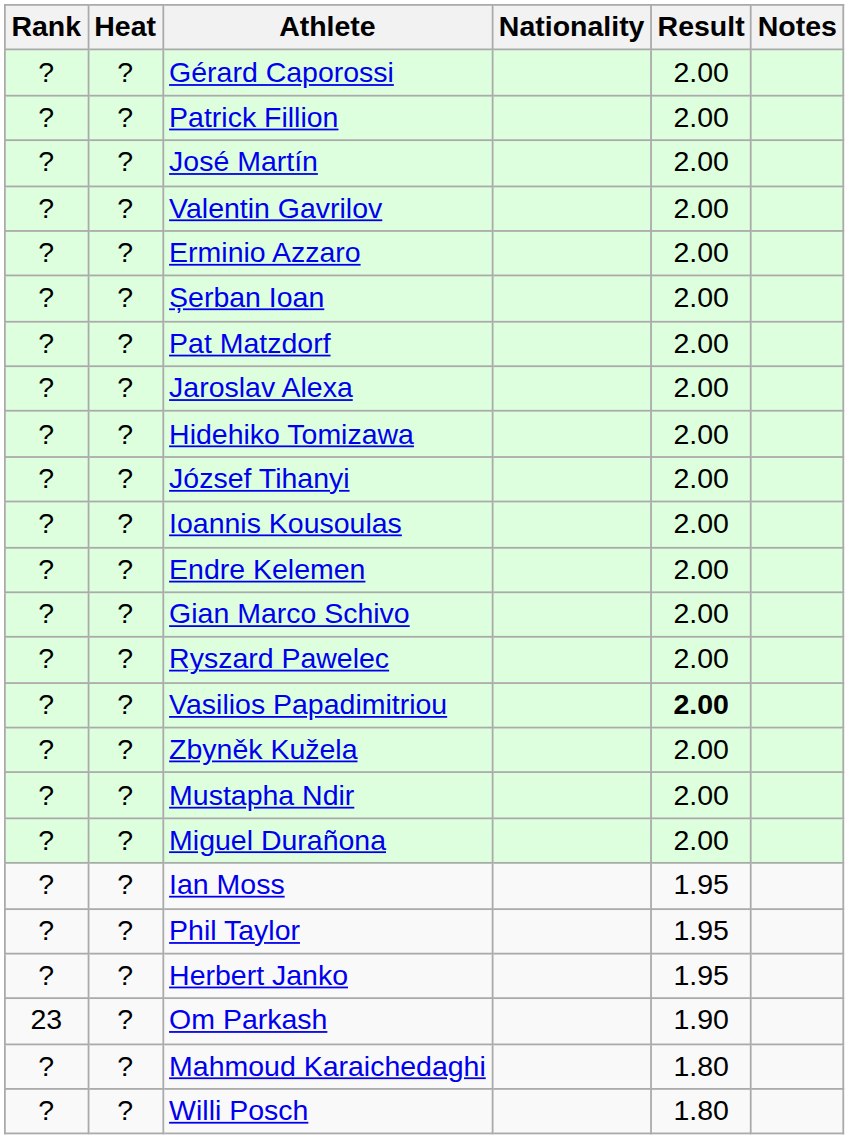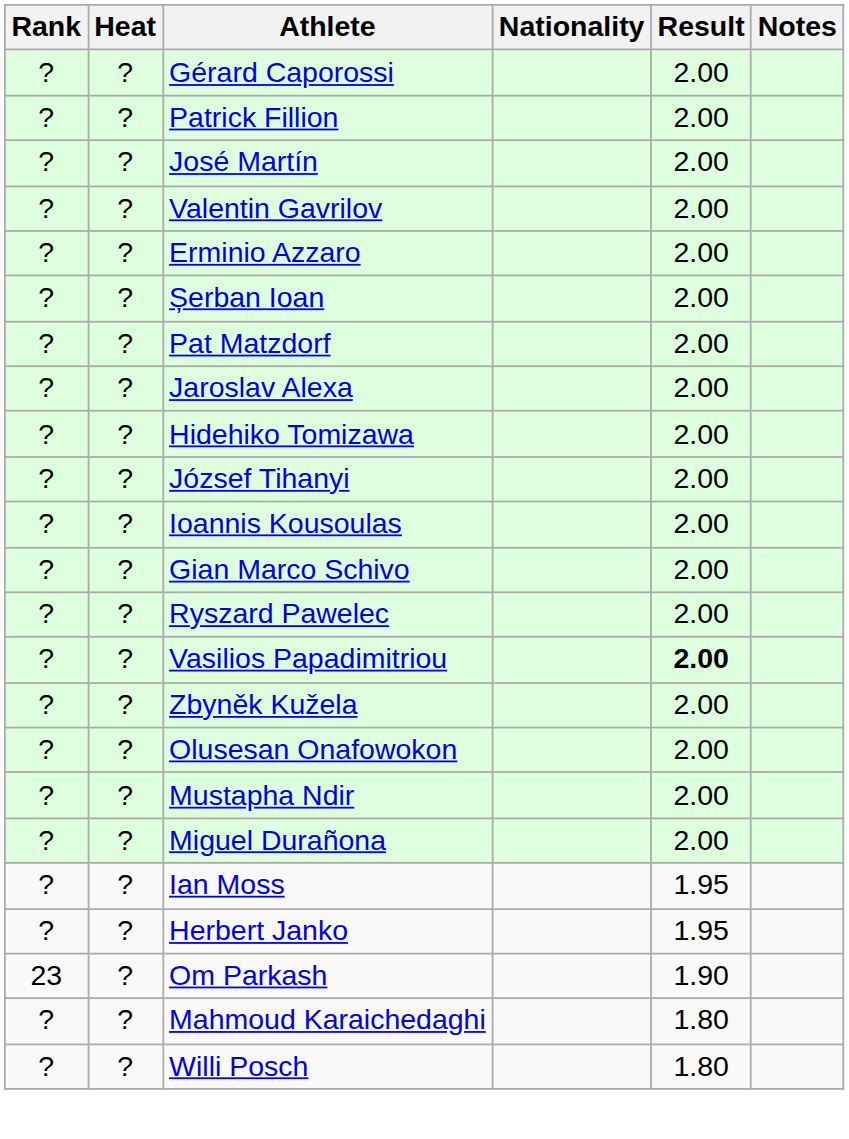- row: (267, 569)
+ row: (313, 749)
- row: (235, 930)
